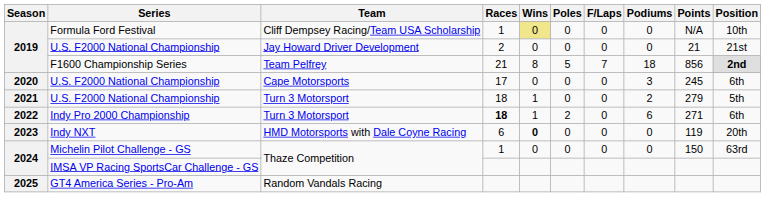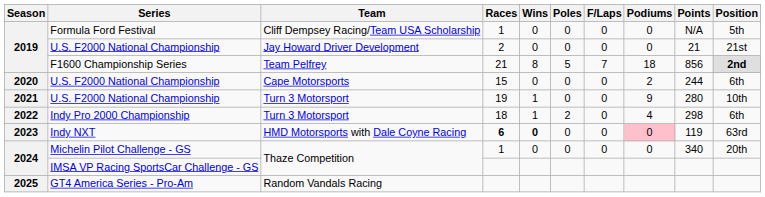(535, 30) khaki background -> (535, 30) no background
(737, 30) 10th -> (737, 30) 5th
(501, 82) 17 -> (501, 82) 15
(650, 82) 3 -> (650, 82) 2
(694, 82) 245 -> (694, 82) 244
(501, 99) 18 -> (501, 99) 19
(650, 99) 2 -> (650, 99) 9
(694, 99) 279 -> (694, 99) 280
(737, 99) 5th -> (737, 99) 10th
(501, 116) bold -> (501, 116) normal
(650, 116) 6 -> (650, 116) 4
(694, 116) 271 -> (694, 116) 298
(501, 133) normal -> (501, 133) bold
(650, 133) no background -> (650, 133) pink background
(737, 133) 20th -> (737, 133) 63rd
(694, 150) 150 -> (694, 150) 340
(737, 150) 63rd -> (737, 150) 20th
